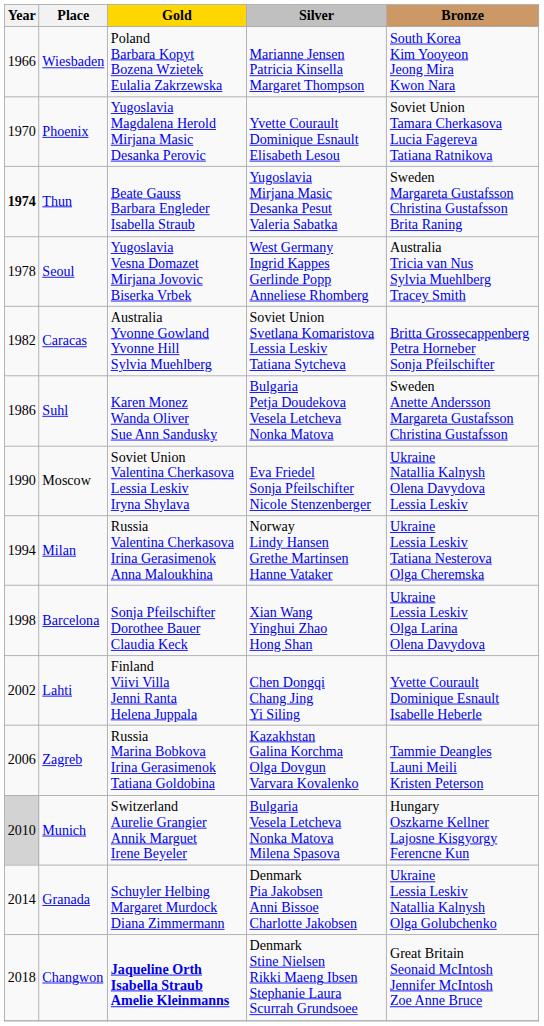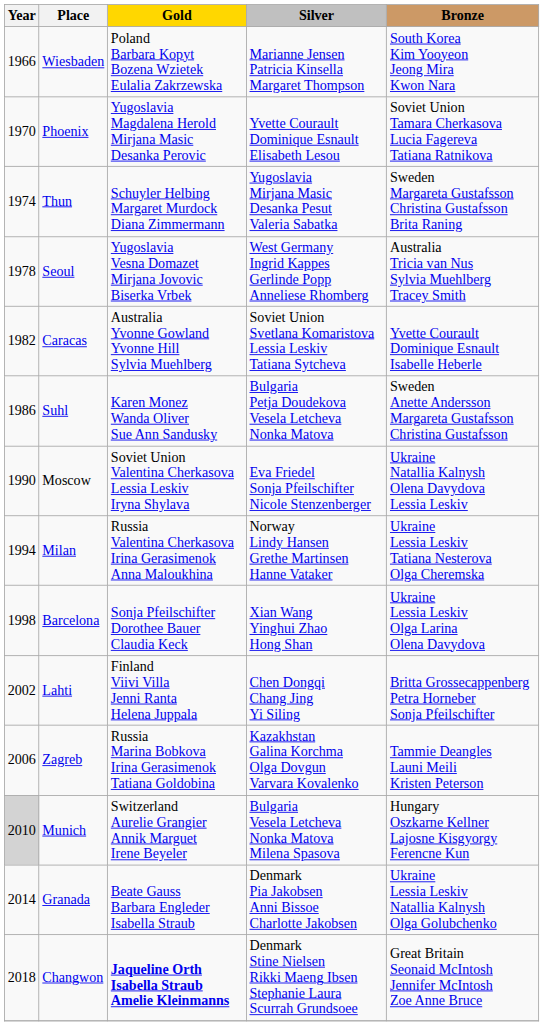(22, 201) bold -> (22, 201) normal
(160, 209) Beate Gauss Barbara Engleder Isabella Straub -> (168, 209) Schuyler Helbing Margaret Murdock Diana Zimmermann
(460, 349) Britta Grossecappenberg Petra Horneber Sonja Pfeilschifter -> (445, 349) Yvette Courault Dominique Esnault Isabelle Heberle
(445, 698) Yvette Courault Dominique Esnault Isabelle Heberle -> (460, 698) Britta Grossecappenberg Petra Horneber Sonja Pfeilschifter
(168, 907) Schuyler Helbing Margaret Murdock Diana Zimmermann -> (160, 907) Beate Gauss Barbara Engleder Isabella Straub
